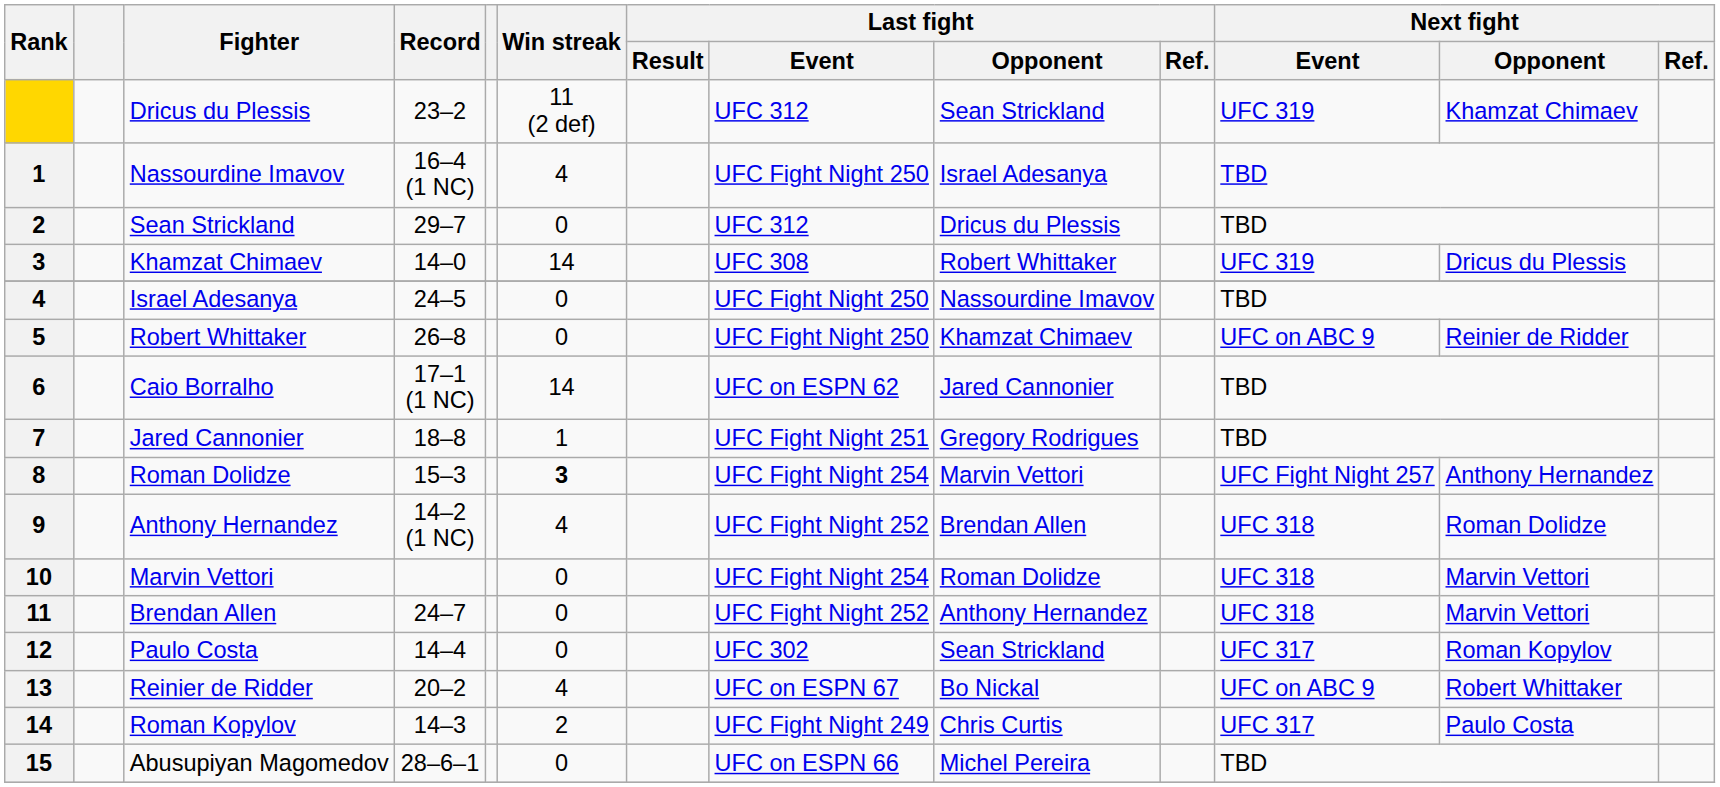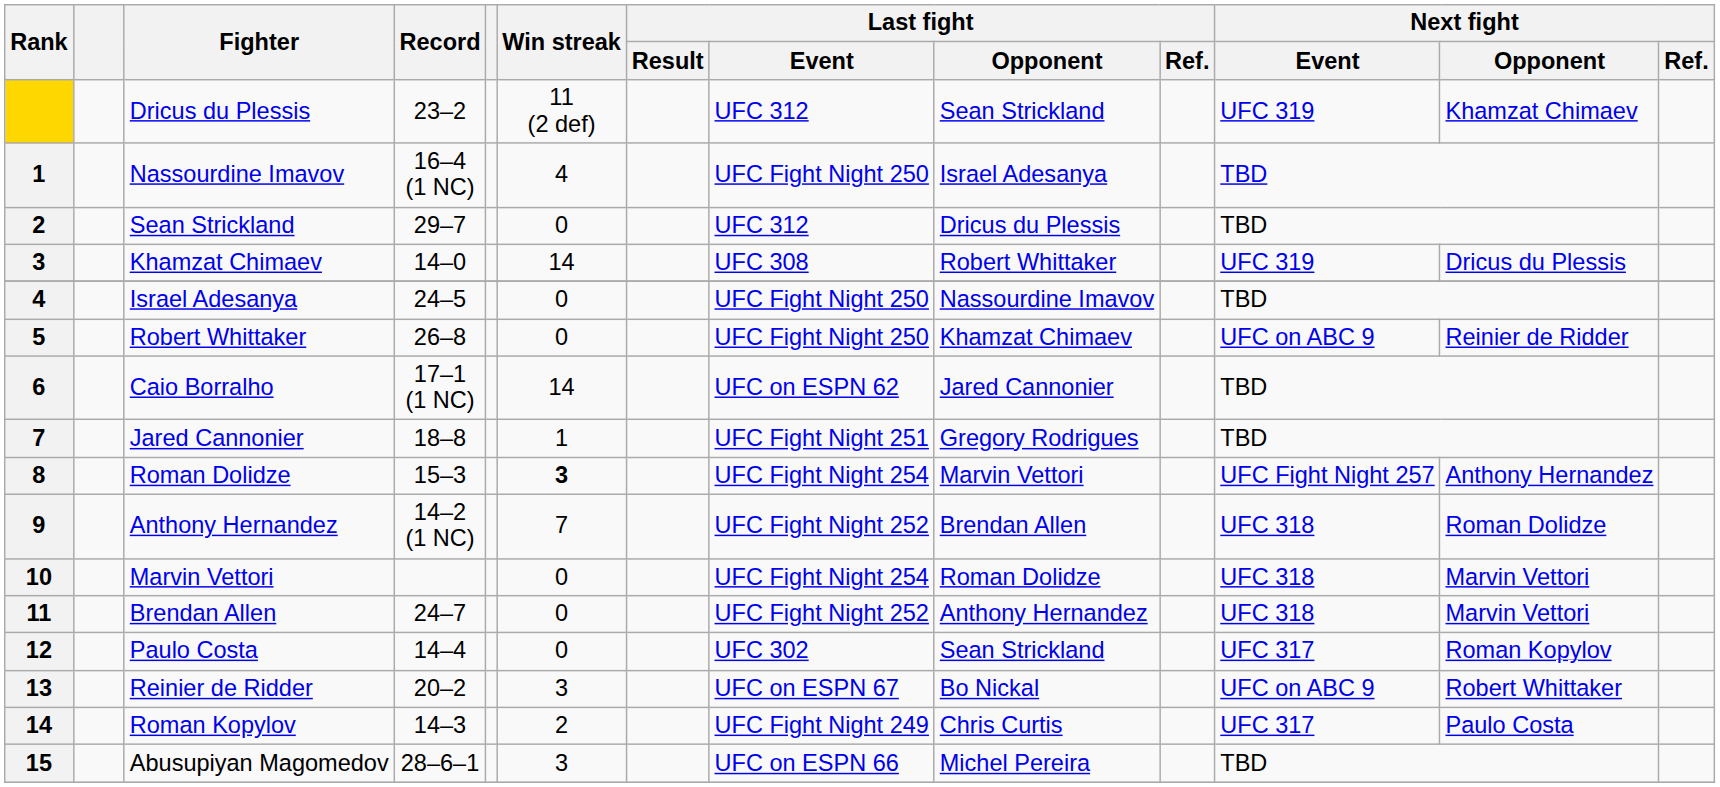(562, 526) 4 -> (562, 526) 7
(562, 688) 4 -> (562, 688) 3
(562, 763) 0 -> (562, 763) 3
